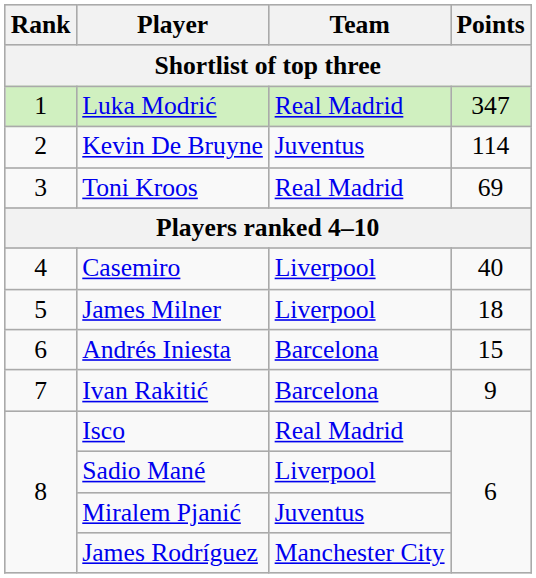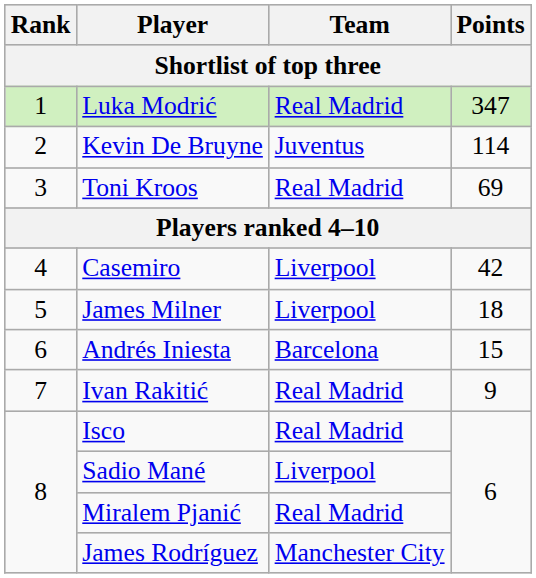(491, 268) 40 -> (491, 268) 42
(327, 390) Barcelona -> (339, 390) Real Madrid
(319, 512) Juventus -> (339, 512) Real Madrid
